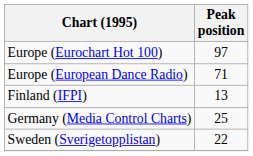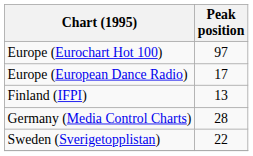(221, 74) 71 -> (221, 74) 17
(221, 118) 25 -> (221, 118) 28
